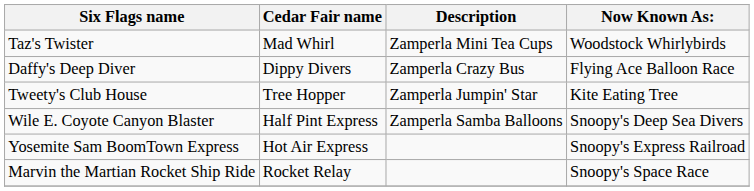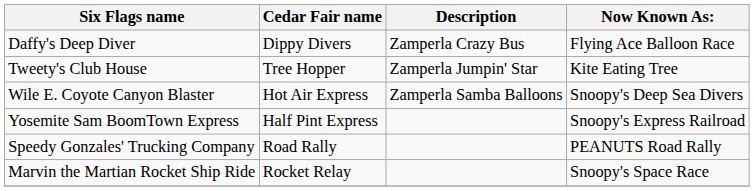- row: (51, 43)
(320, 120) Half Pint Express -> (315, 95) Hot Air Express
(315, 146) Hot Air Express -> (320, 120) Half Pint Express
+ row: (131, 146)
